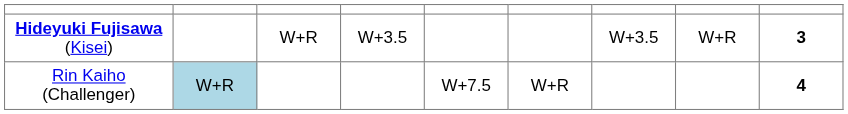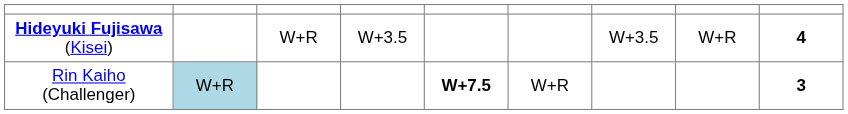(801, 37) 3 -> (801, 37) 4
(466, 85) normal -> (466, 85) bold
(801, 85) 4 -> (801, 85) 3
